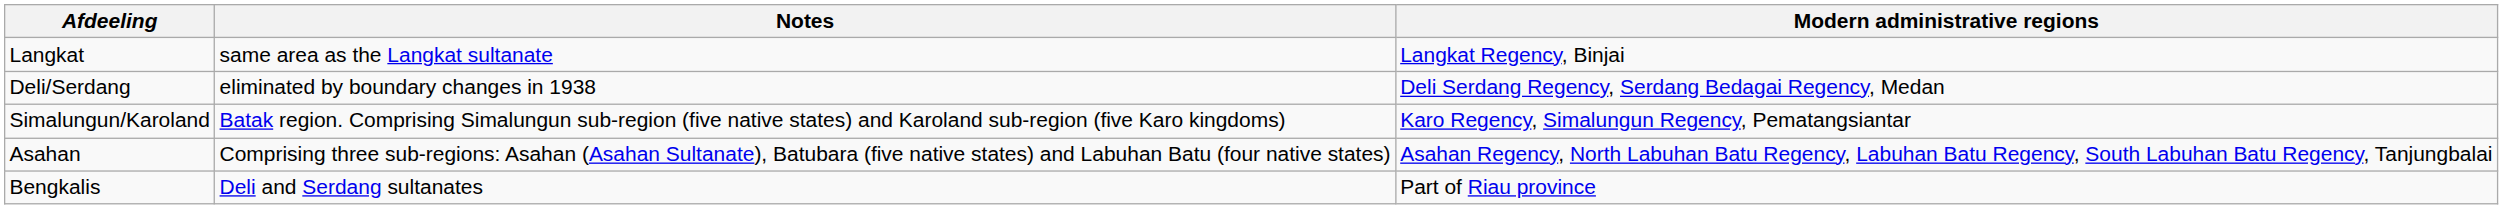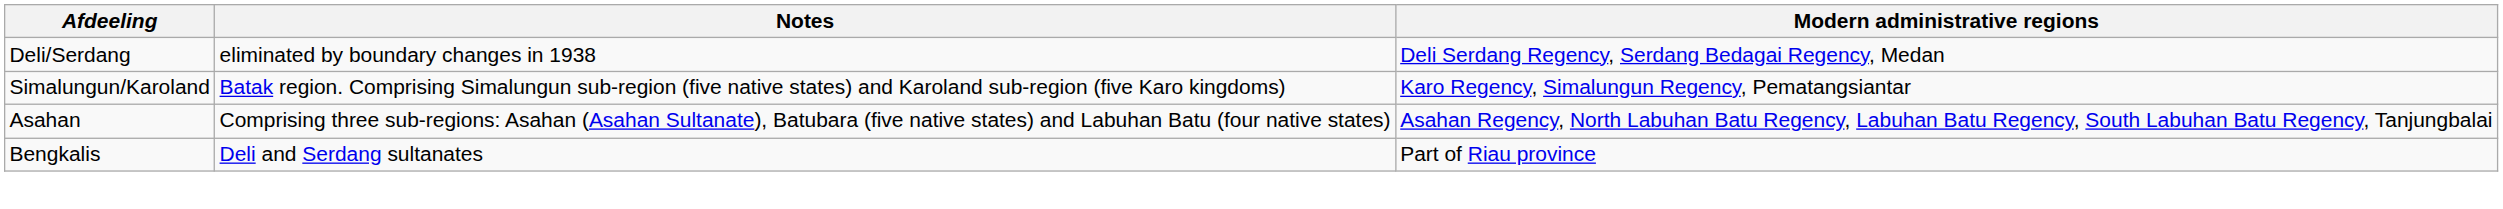- row: (47, 54)
